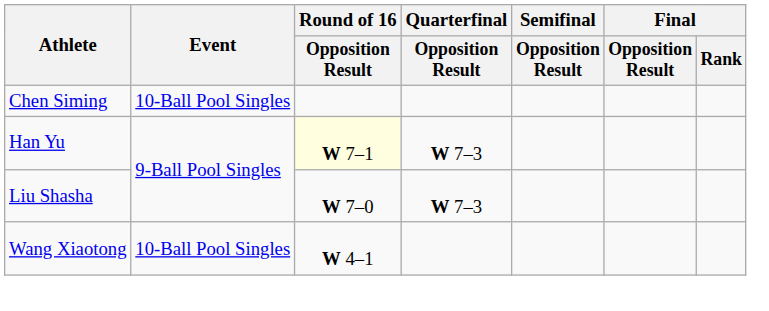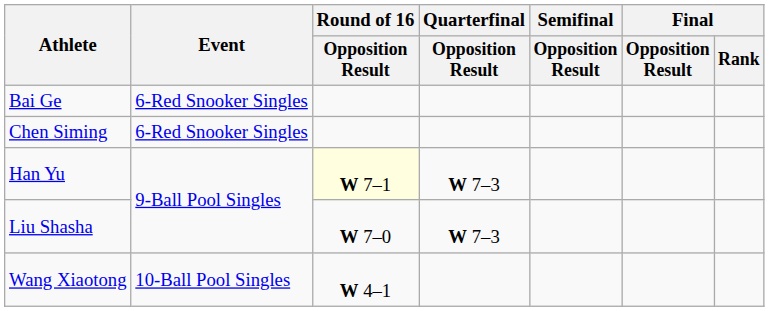+ row: (35, 101)
(213, 101) 10-Ball Pool Singles -> (222, 132) 6-Red Snooker Singles
